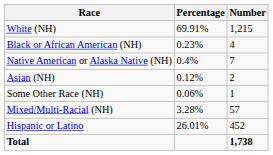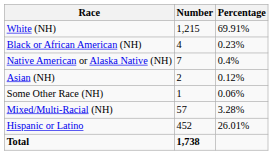columns swapped: (248, 12) <-> (201, 12)
